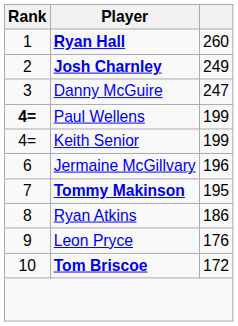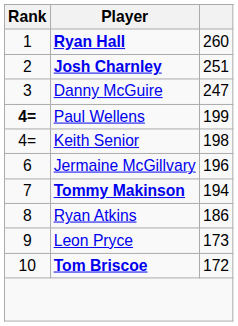(216, 66) 249 -> (216, 66) 251
(216, 141) 199 -> (216, 141) 198
(216, 191) 195 -> (216, 191) 194
(216, 240) 176 -> (216, 240) 173
